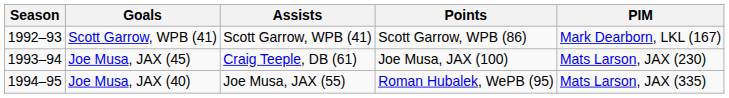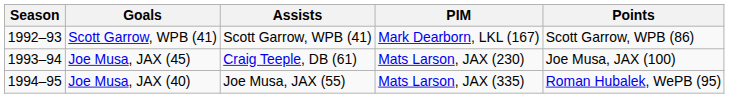columns swapped: (466, 15) <-> (641, 15)
